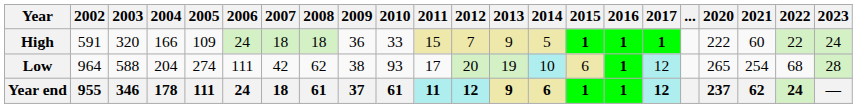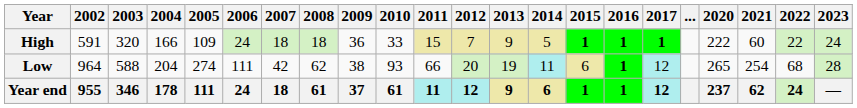(433, 66) 17 -> (433, 66) 66
(547, 66) 10 -> (547, 66) 11
